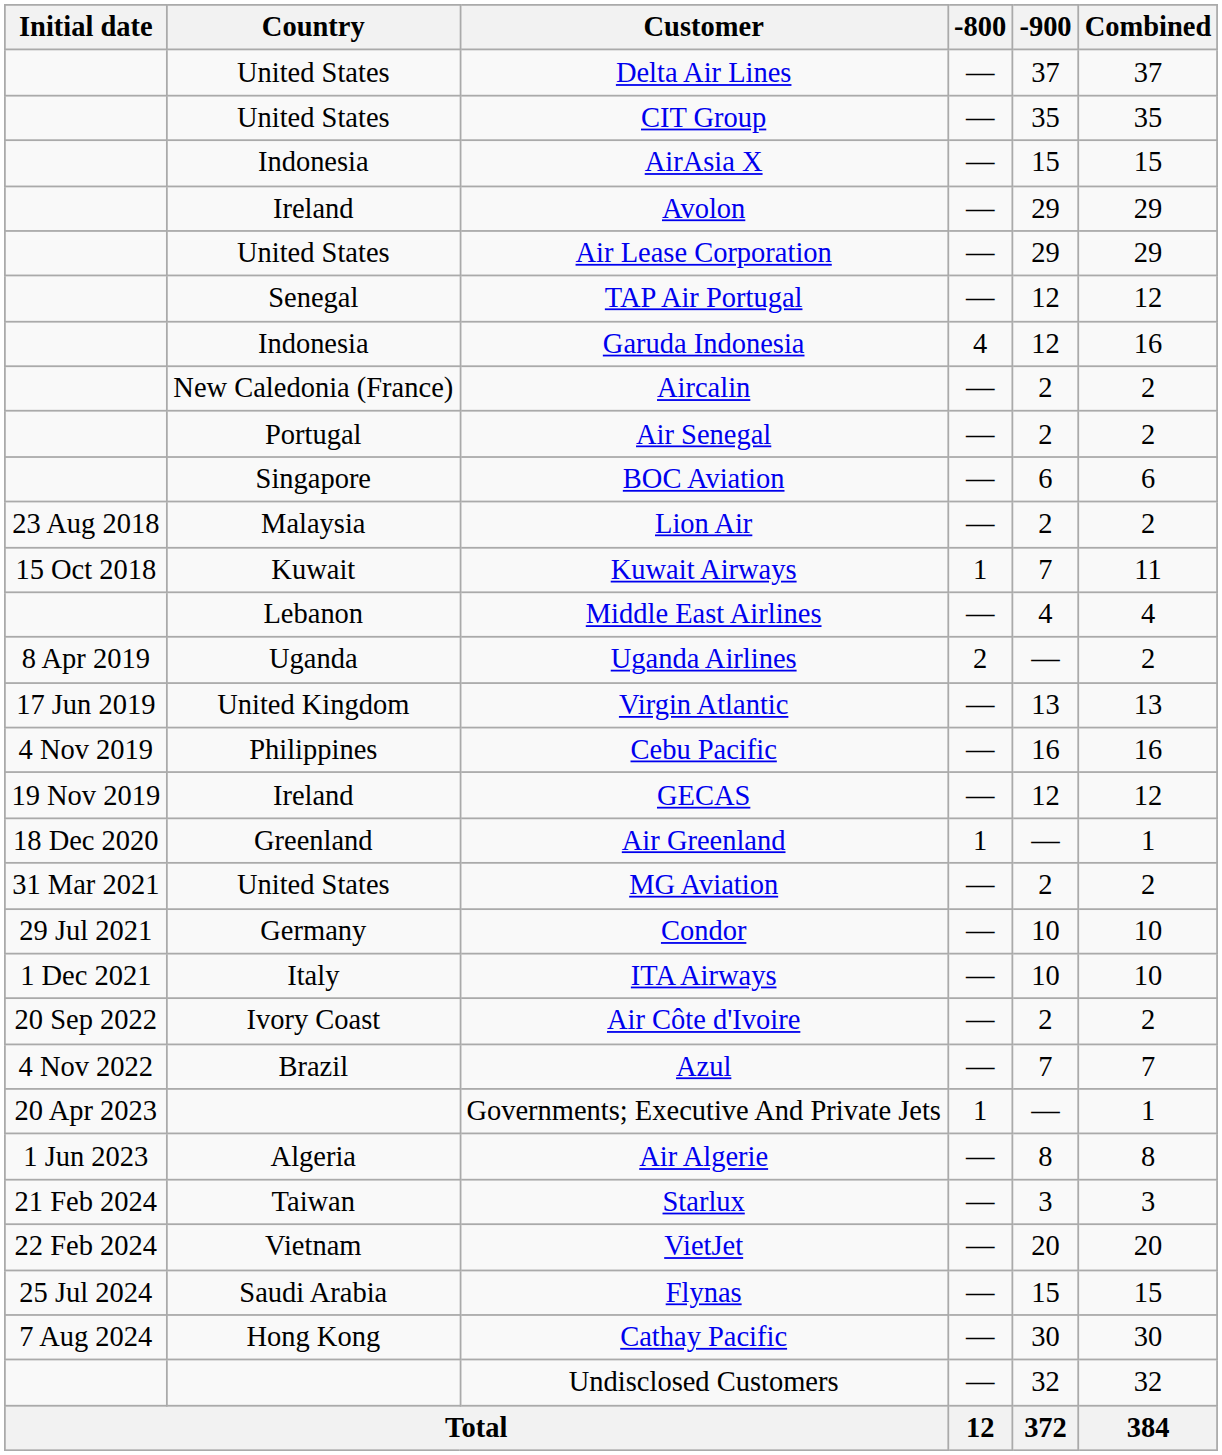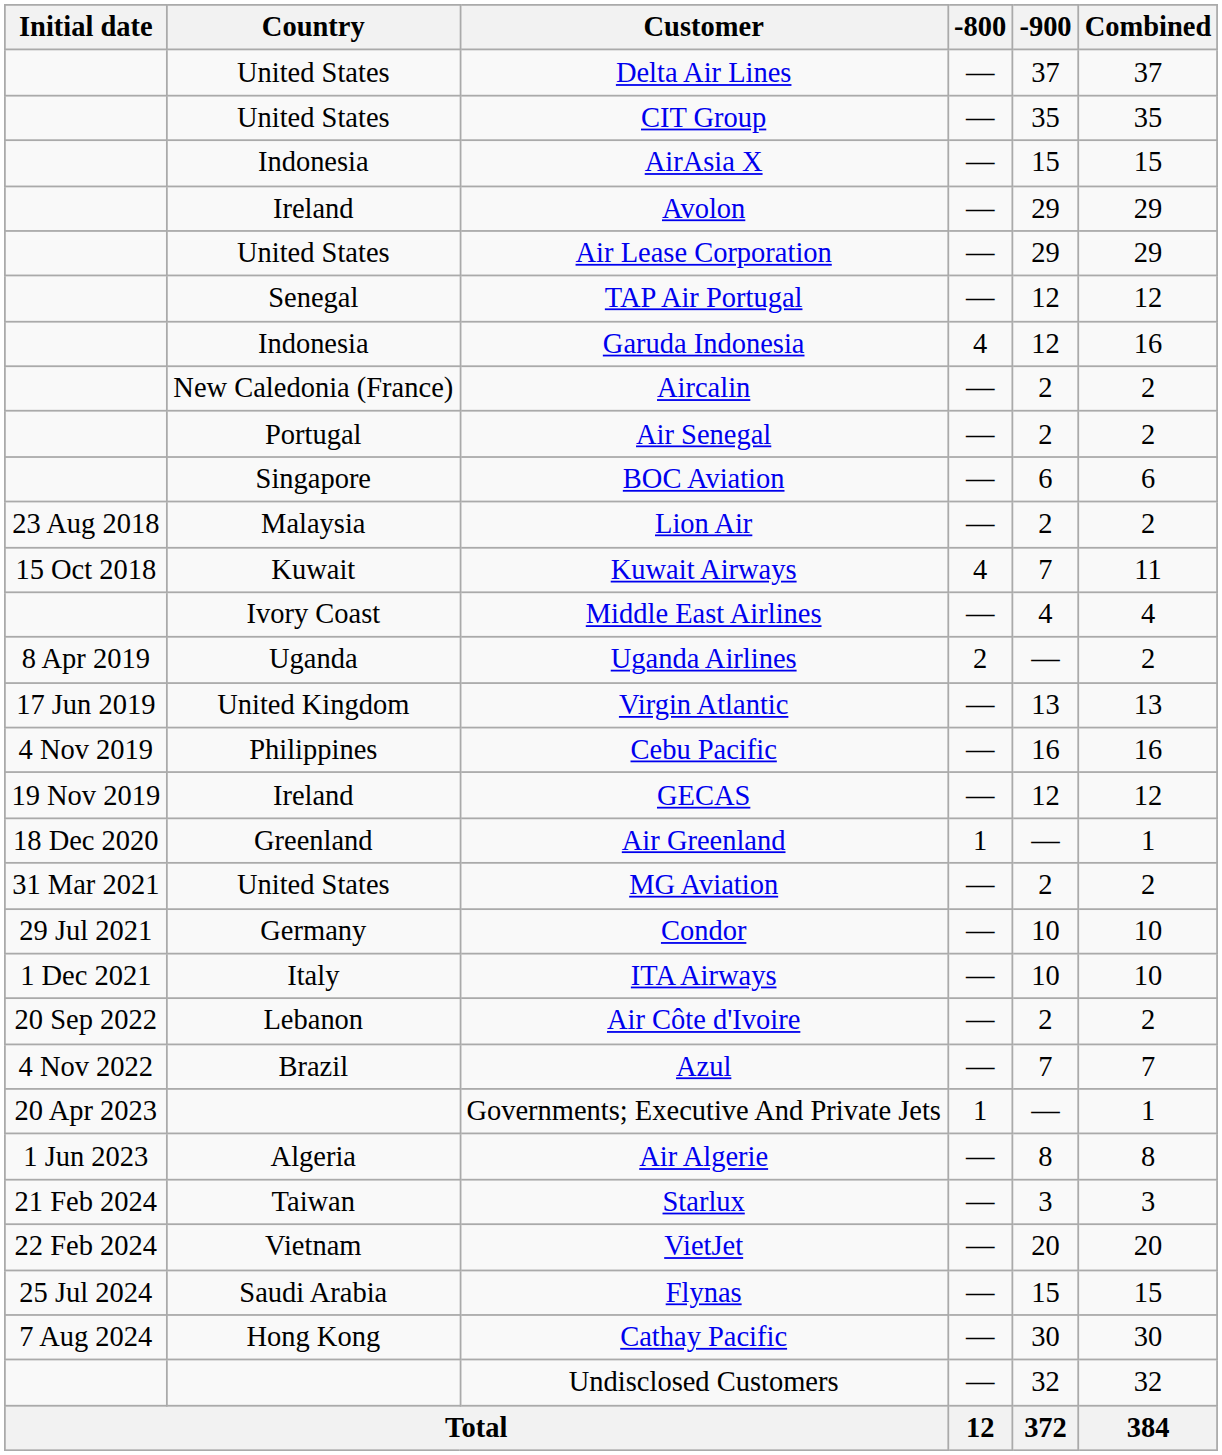(980, 569) 1 -> (980, 569) 4
(313, 614) Lebanon -> (313, 614) Ivory Coast
(313, 1020) Ivory Coast -> (313, 1020) Lebanon
